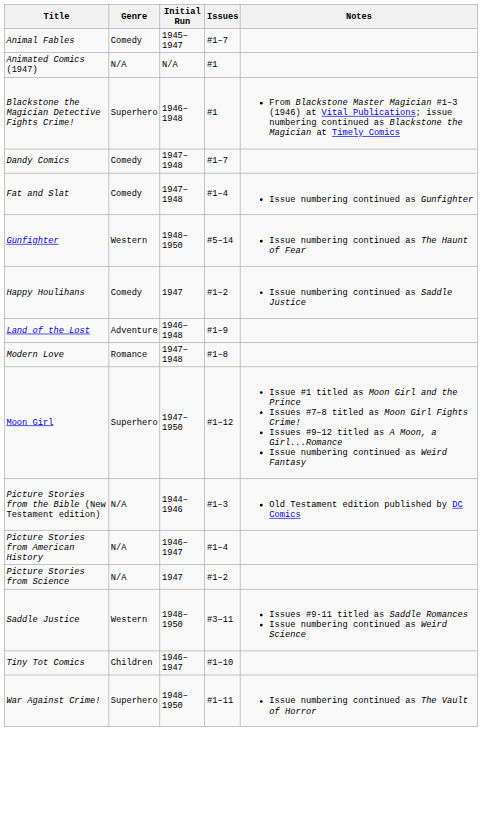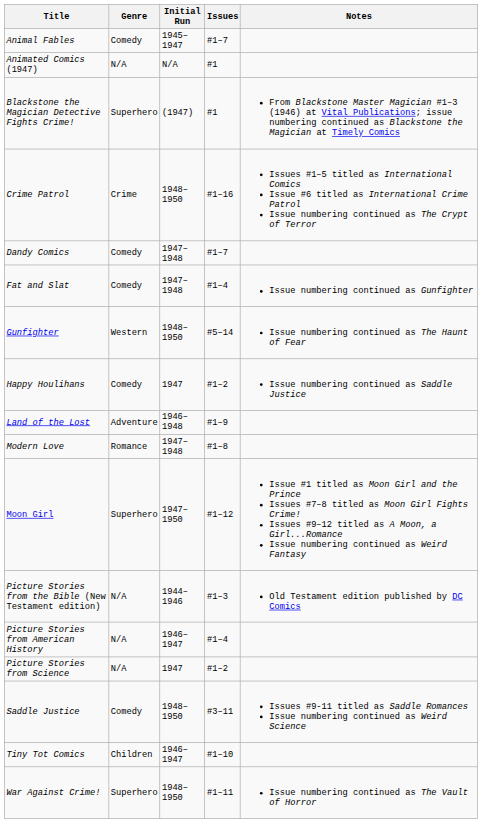(175, 113) 1946–1948 -> (178, 113) (1947)
+ row: (38, 195)
(129, 620) Western -> (126, 712) Comedy
